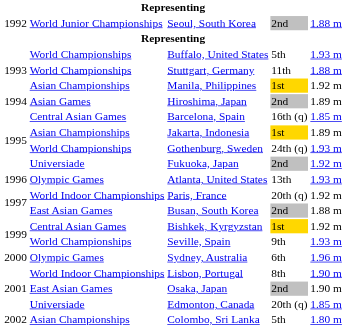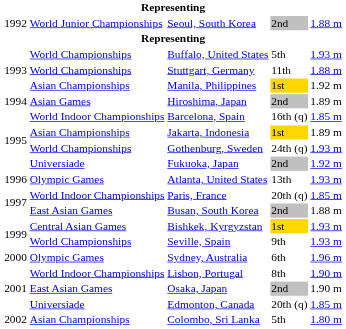(78, 117) Central Asian Games -> (97, 117) World Indoor Championships
(326, 195) 1.92 m -> (326, 195) 1.85 m
(326, 226) 1.92 m -> (326, 226) 1.93 m
